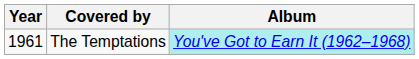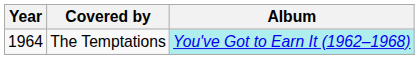(26, 41) 1961 -> (26, 41) 1964
